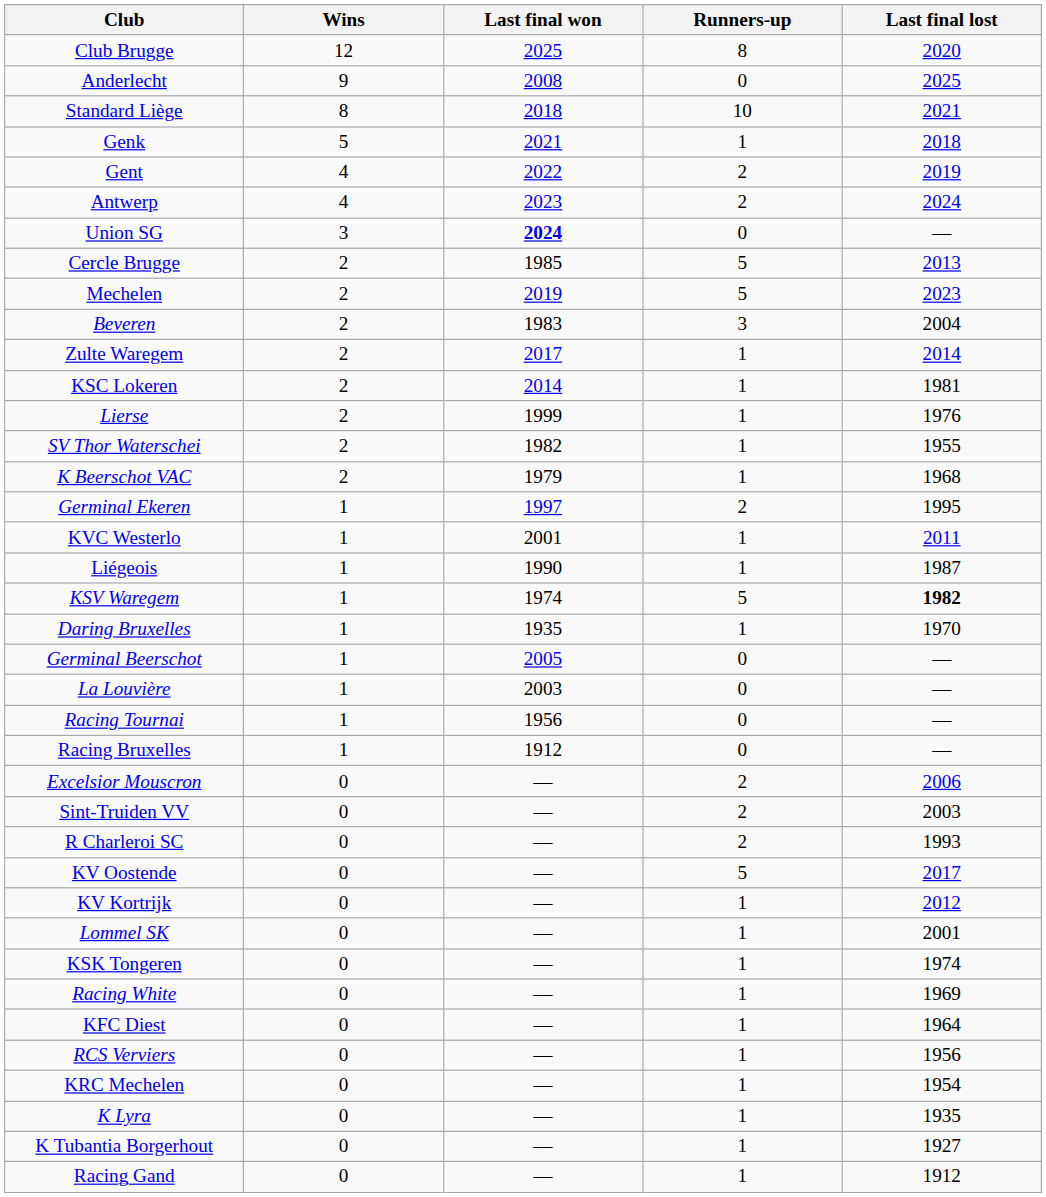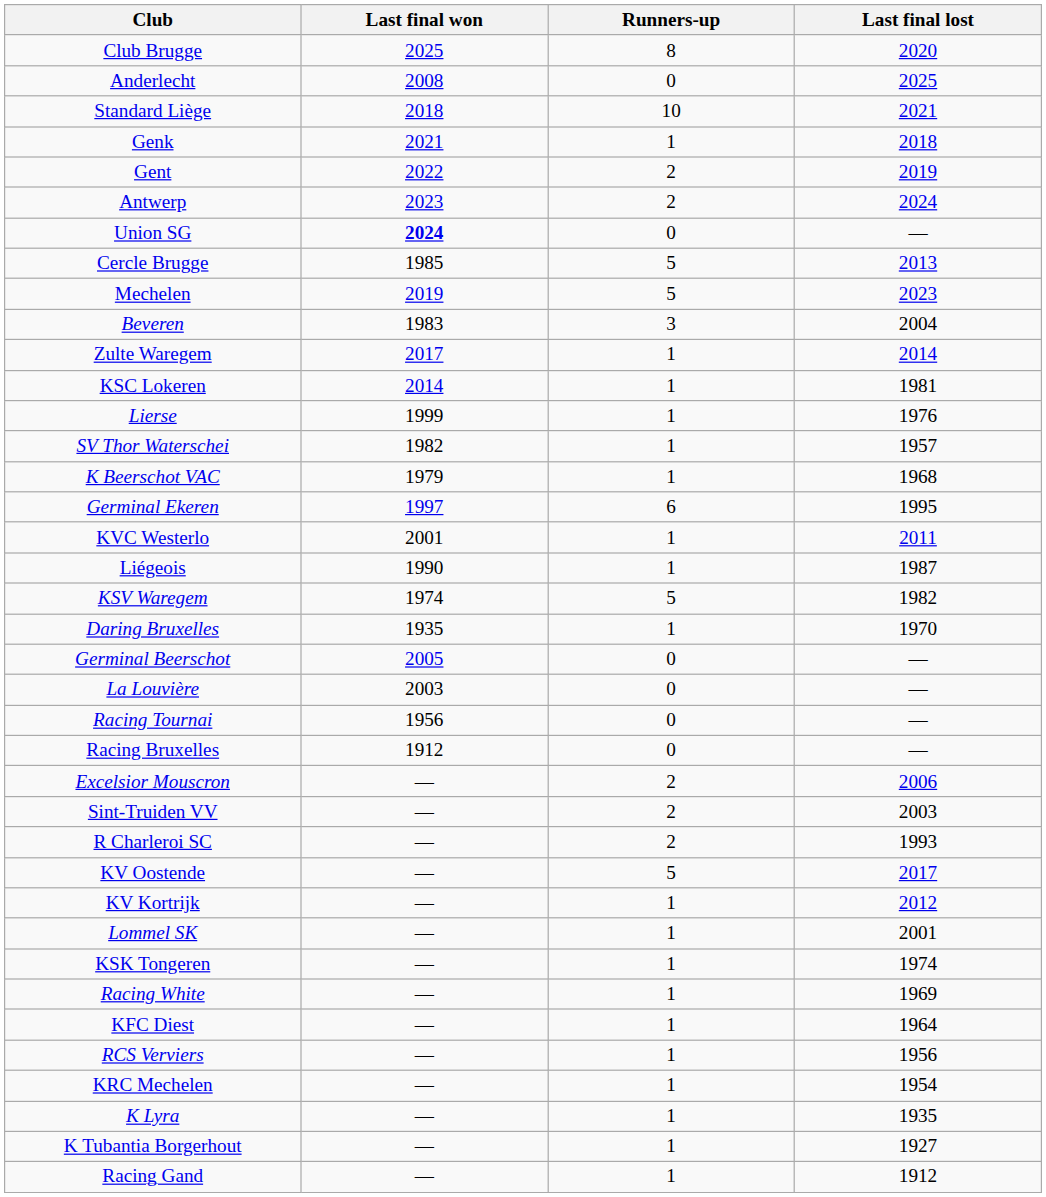- column: (344, 19)
(942, 446) 1955 -> (918, 446) 1957
(742, 506) 2 -> (671, 506) 6
(942, 598) bold -> (918, 598) normal
